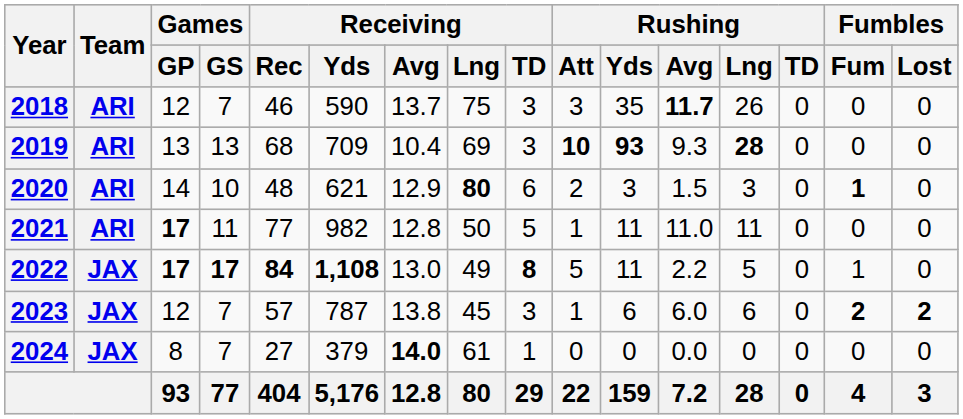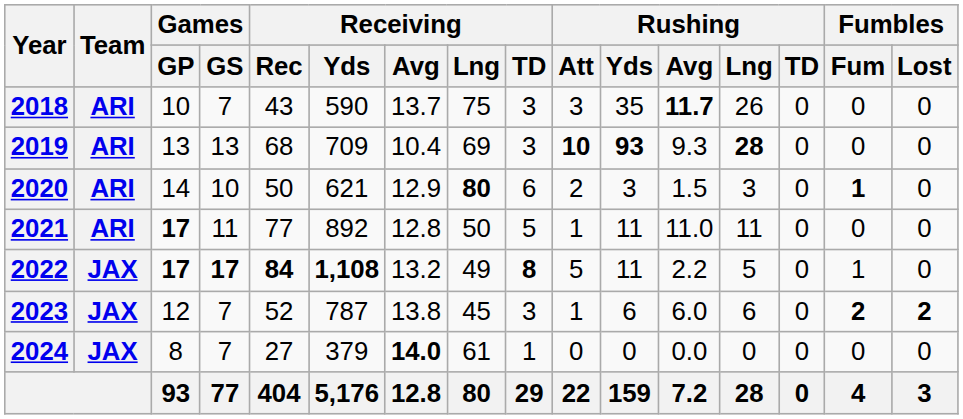(176, 106) 12 -> (176, 106) 10
(279, 106) 46 -> (279, 106) 43
(279, 188) 48 -> (279, 188) 50
(347, 229) 982 -> (347, 229) 892
(416, 270) 13.0 -> (416, 270) 13.2
(279, 310) 57 -> (279, 310) 52
